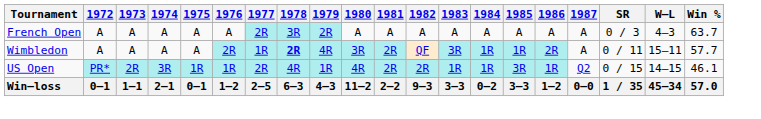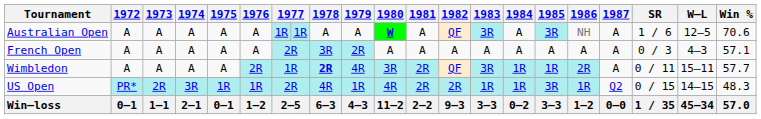+ row: (58, 32)
(704, 32) 63.7 -> (736, 50) 57.1
(704, 68) 46.1 -> (736, 86) 48.3
